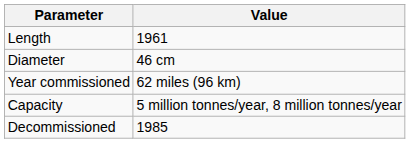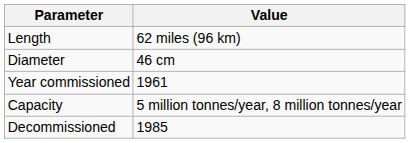(152, 37) 1961 -> (189, 37) 62 miles (96 km)
(189, 82) 62 miles (96 km) -> (152, 82) 1961
